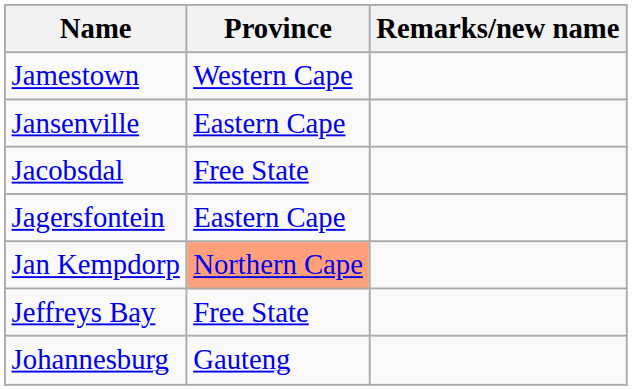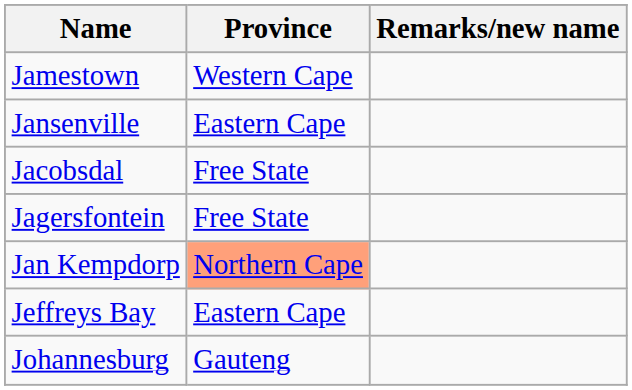(269, 217) Eastern Cape -> (251, 217) Free State
(251, 312) Free State -> (269, 312) Eastern Cape
